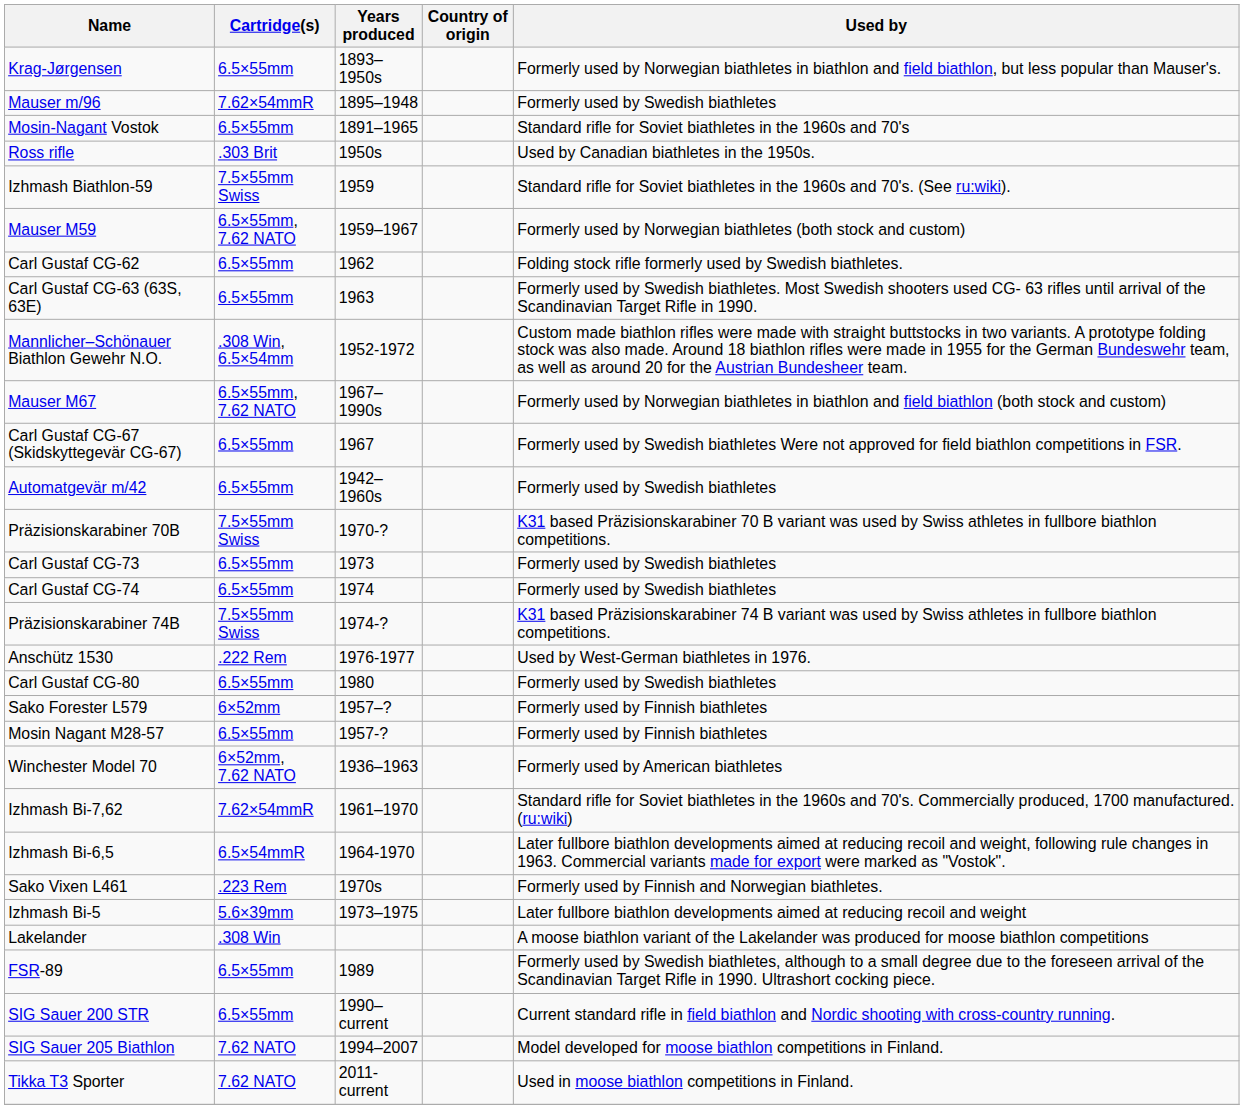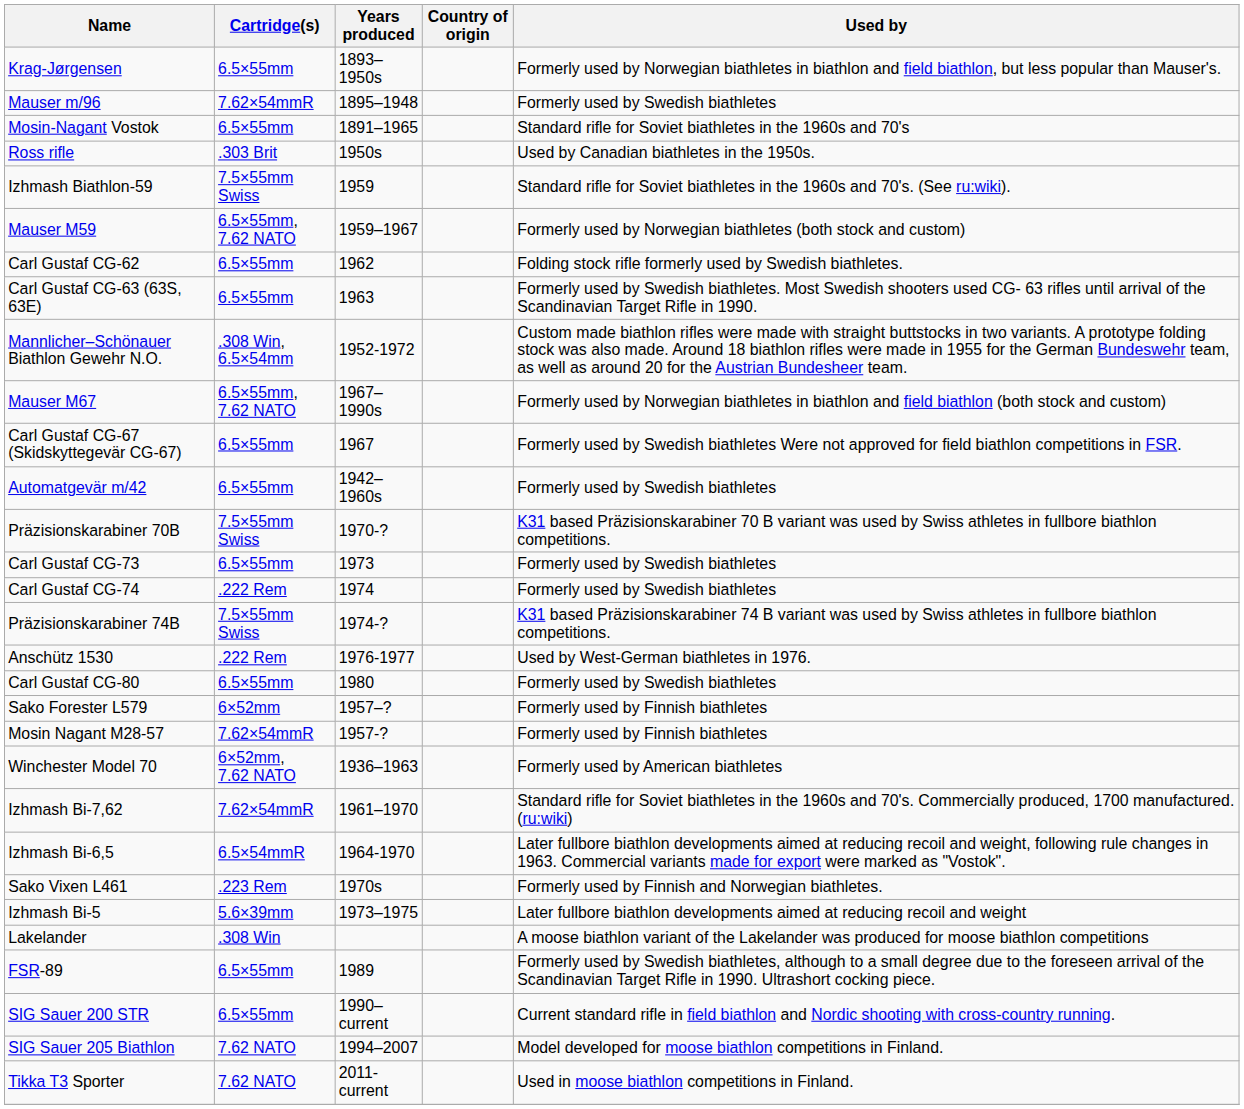(256, 589) 6.5×55mm -> (252, 589) .222 Rem
(256, 733) 6.5×55mm -> (266, 733) 7.62×54mmR
